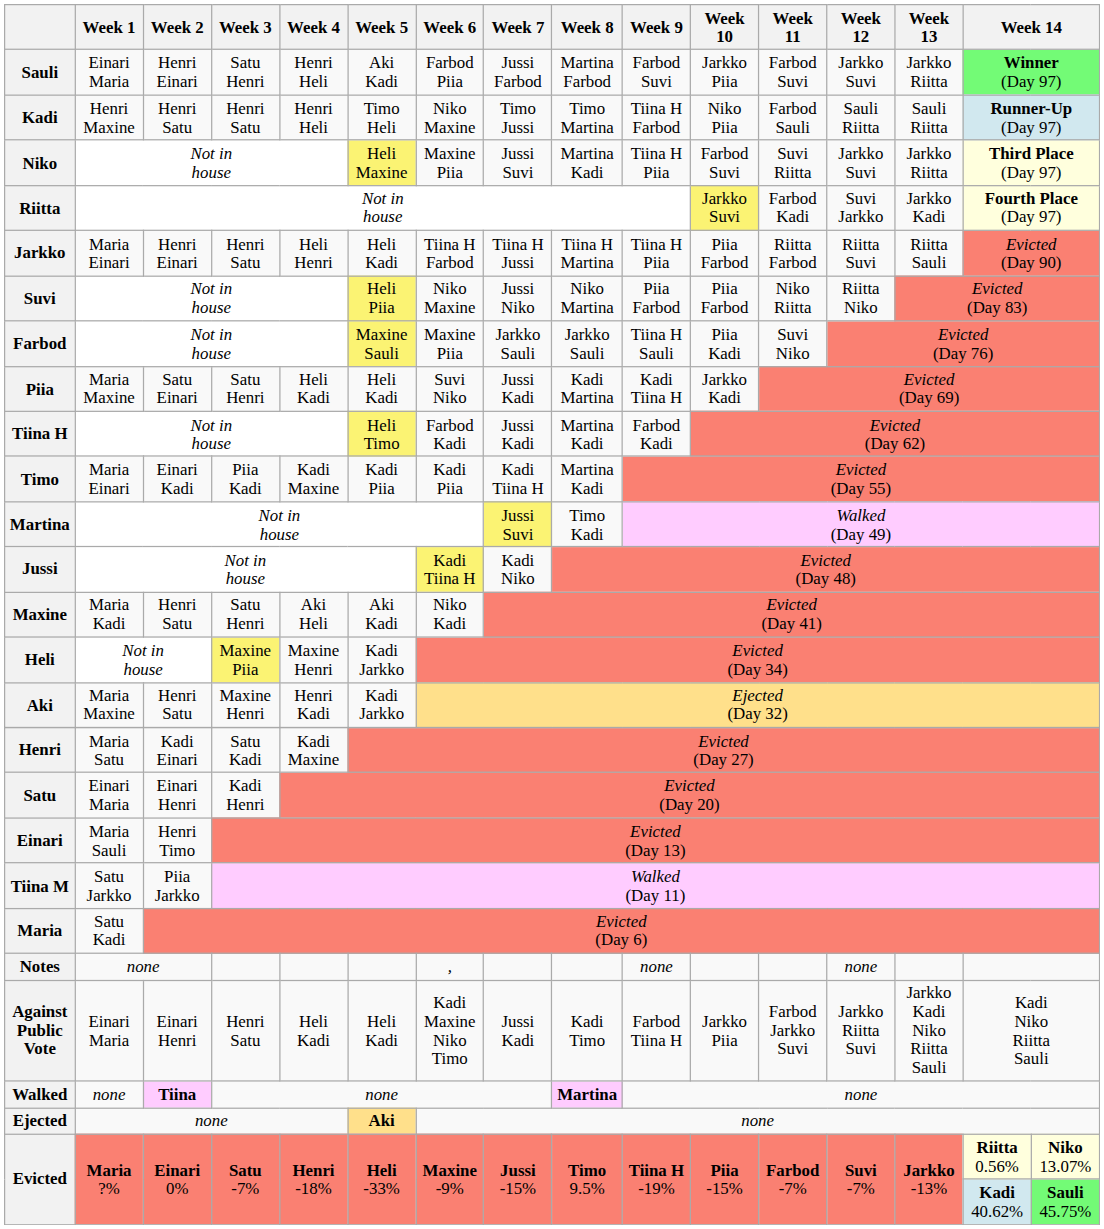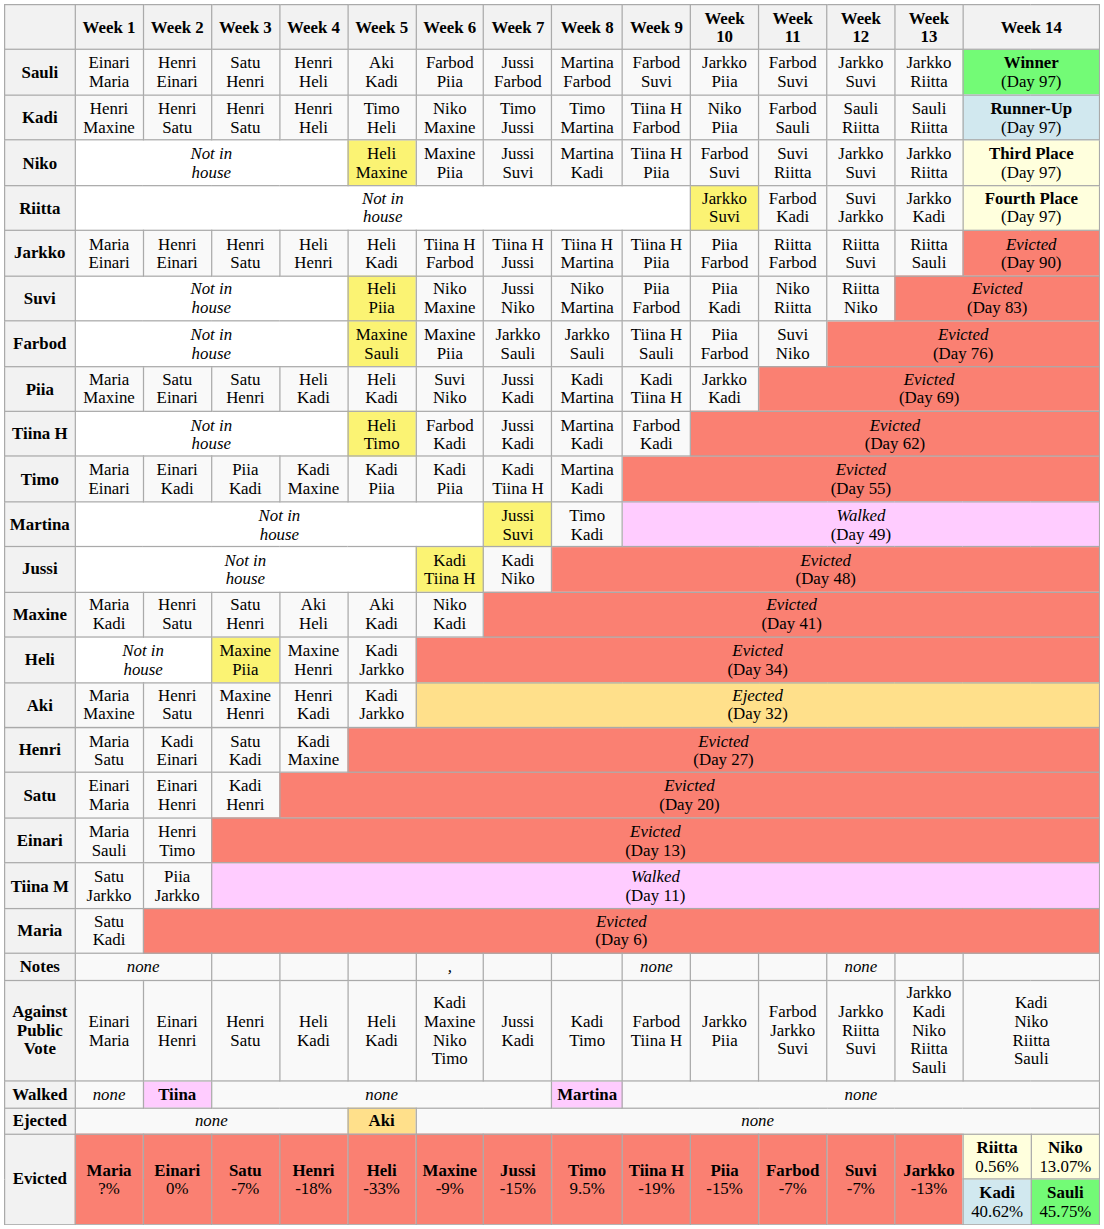(725, 298) Piia Farbod -> (725, 298) Piia Kadi
(725, 343) Piia Kadi -> (725, 343) Piia Farbod
